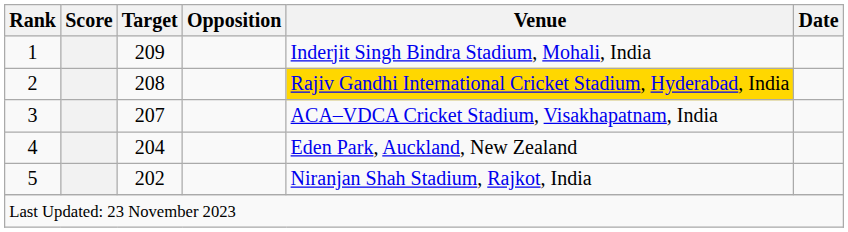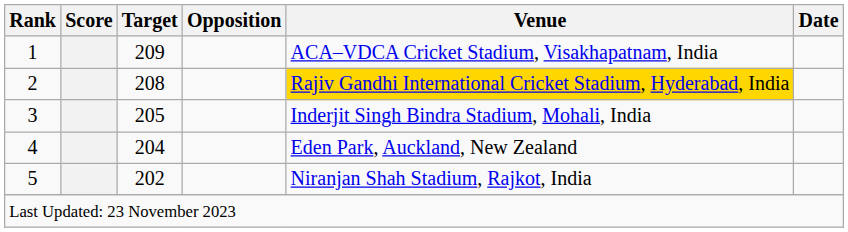(471, 52) Inderjit Singh Bindra Stadium, Mohali, India -> (504, 52) ACA–VDCA Cricket Stadium, Visakhapatnam, India
(150, 115) 207 -> (150, 115) 205
(504, 115) ACA–VDCA Cricket Stadium, Visakhapatnam, India -> (471, 115) Inderjit Singh Bindra Stadium, Mohali, India
